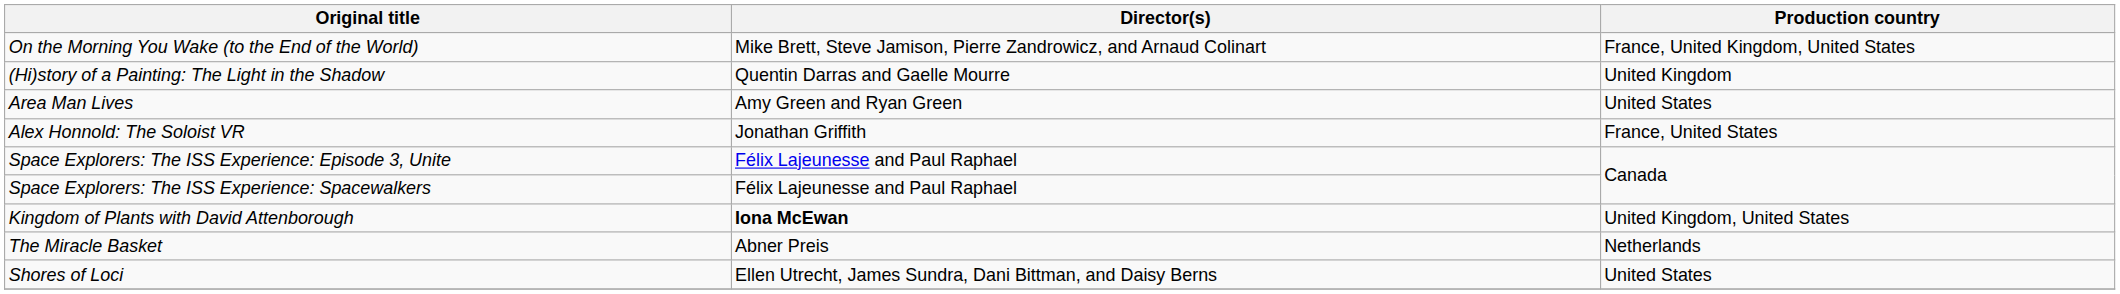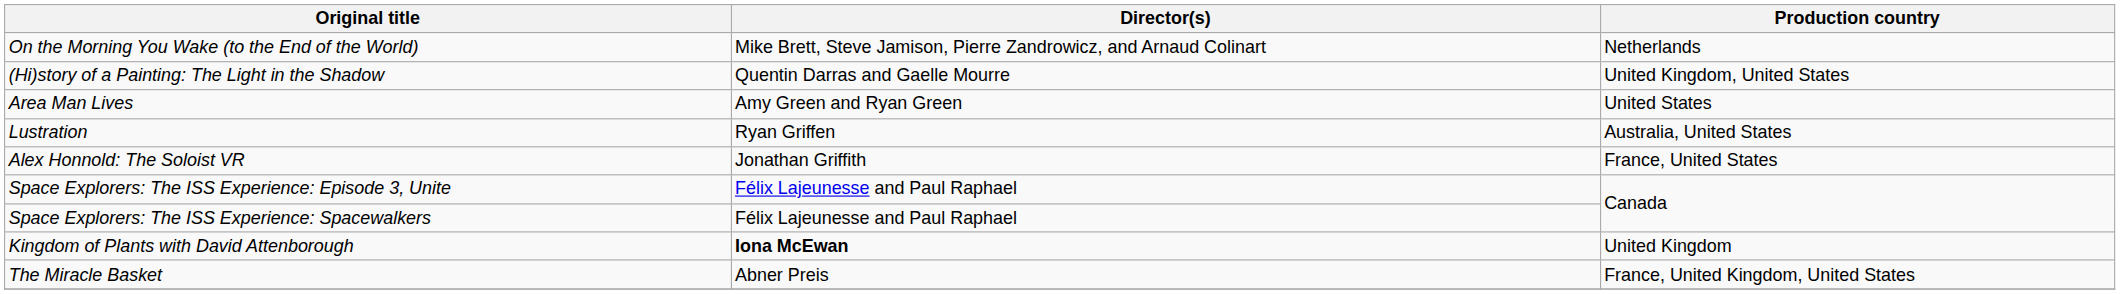(1760, 47) France, United Kingdom, United States -> (1652, 47) Netherlands
(1668, 75) United Kingdom -> (1727, 75) United Kingdom, United States
+ row: (48, 132)
(1727, 217) United Kingdom, United States -> (1668, 246) United Kingdom
(1652, 246) Netherlands -> (1760, 274) France, United Kingdom, United States
- row: (66, 274)
